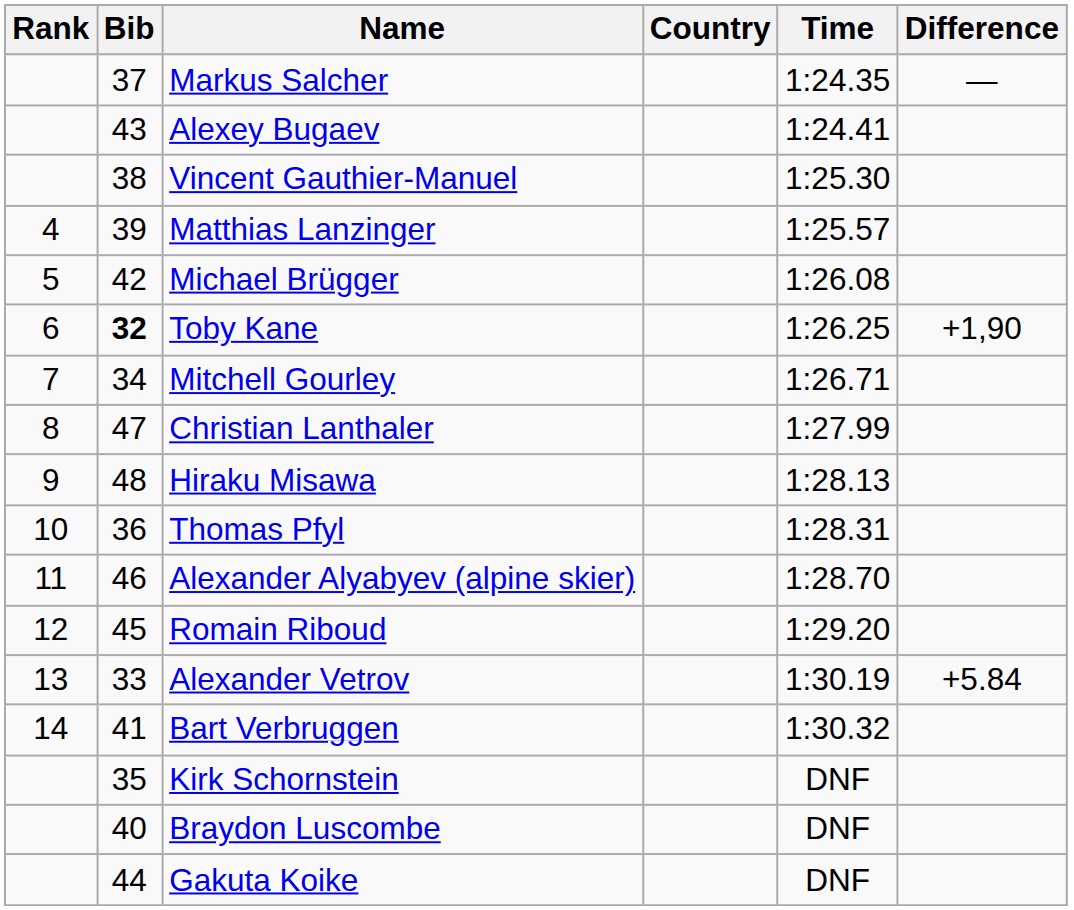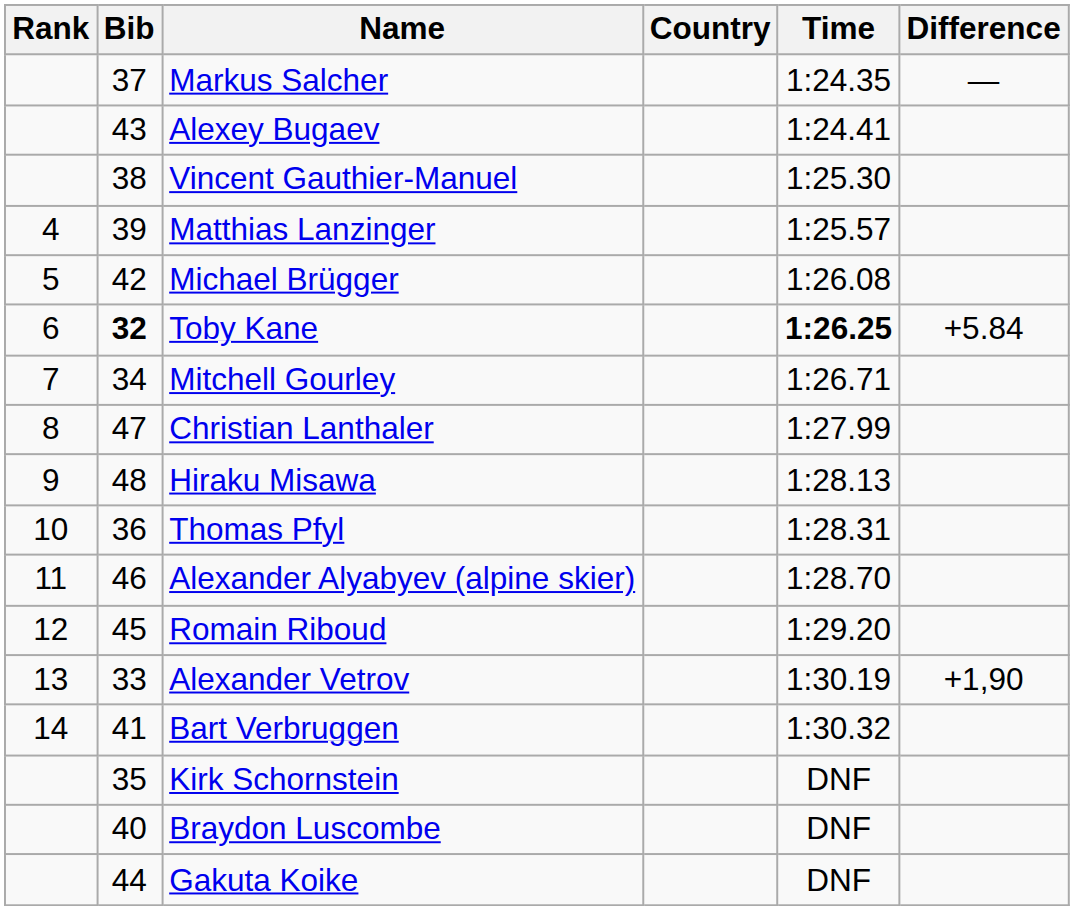(838, 329) normal -> (839, 329) bold
(982, 329) +1,90 -> (984, 329) +5.84
(982, 679) +5.84 -> (984, 679) +1,90
